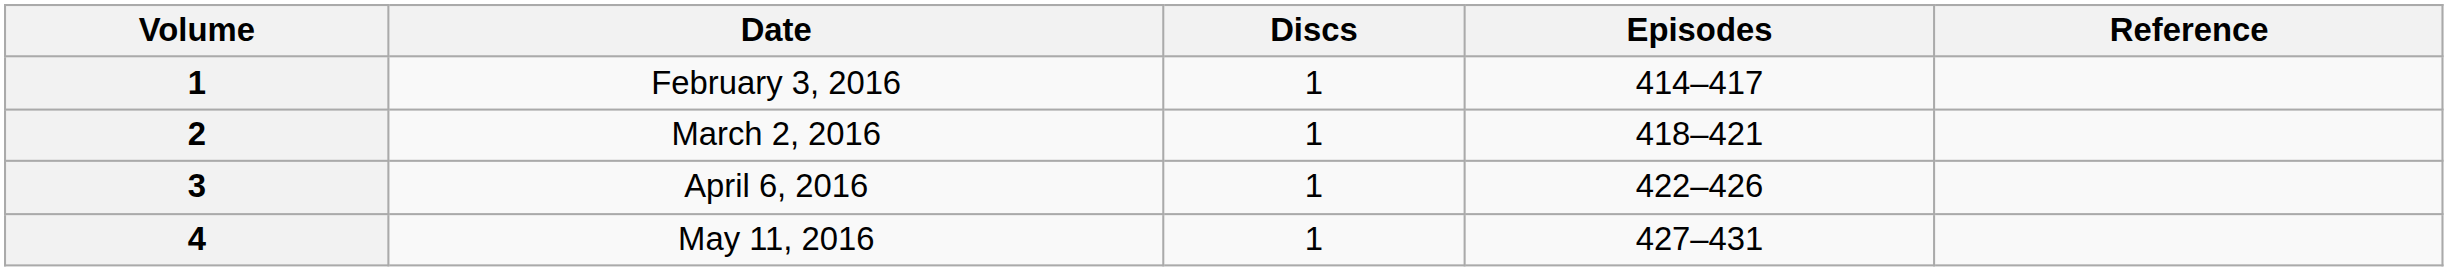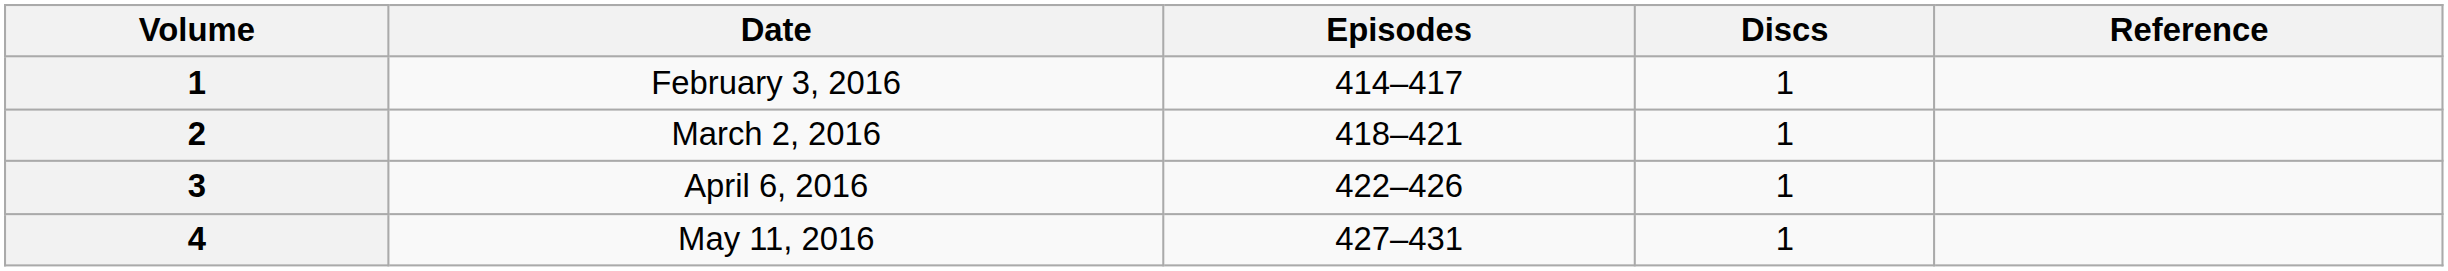columns swapped: (1314, 30) <-> (1699, 30)
